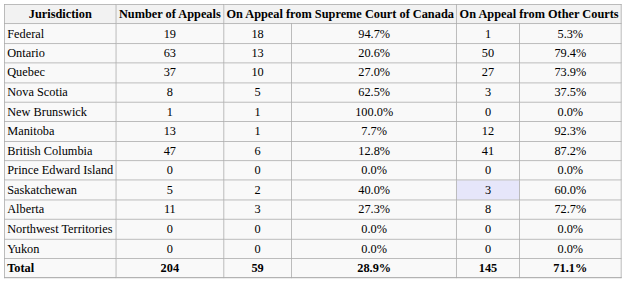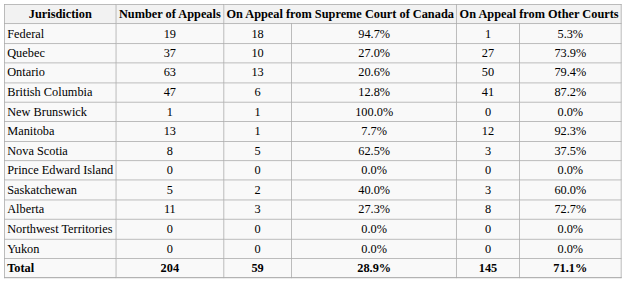rows swapped: (26, 53) <-> (26, 72)
rows swapped: (38, 92) <-> (50, 151)
(488, 190) lavender background -> (488, 190) no background
